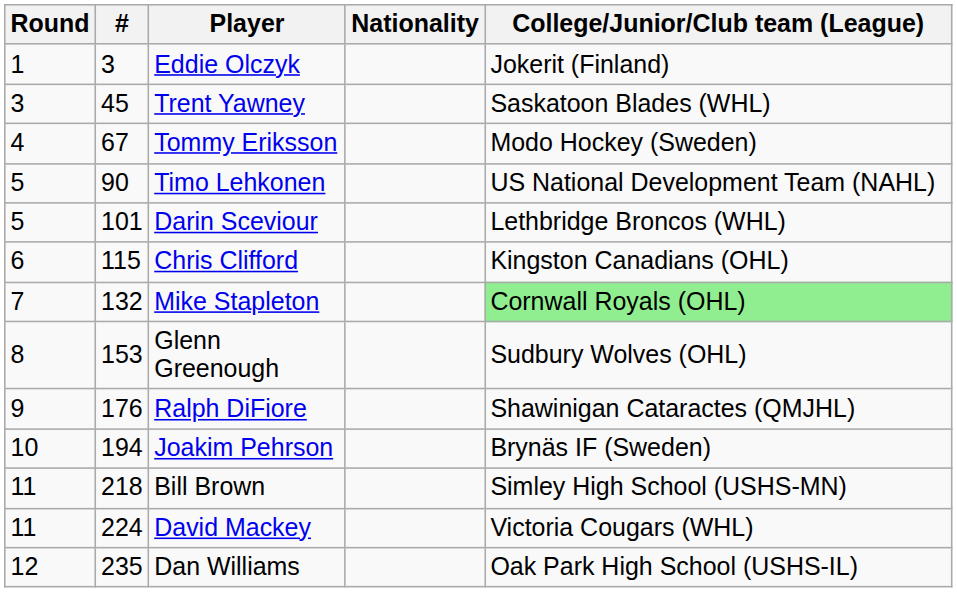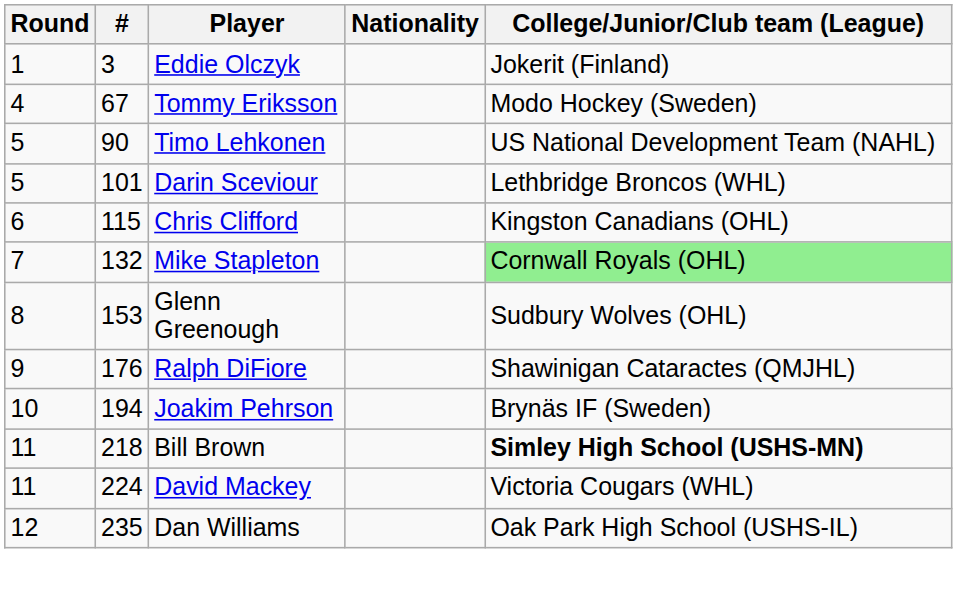- row: (230, 103)
(669, 487) normal -> (677, 448) bold
